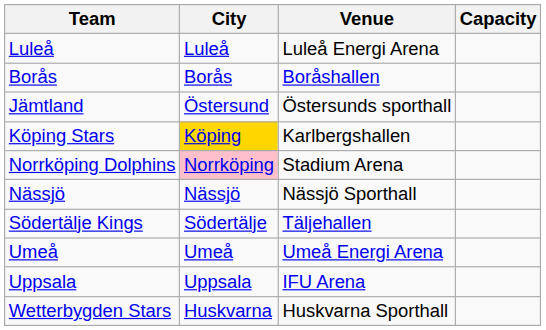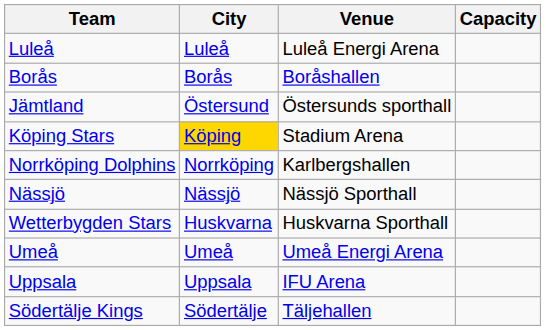(346, 135) Karlbergshallen -> (343, 135) Stadium Arena
(229, 164) pink background -> (229, 164) no background
(343, 164) Stadium Arena -> (346, 164) Karlbergshallen
rows swapped: (76, 223) <-> (90, 310)
